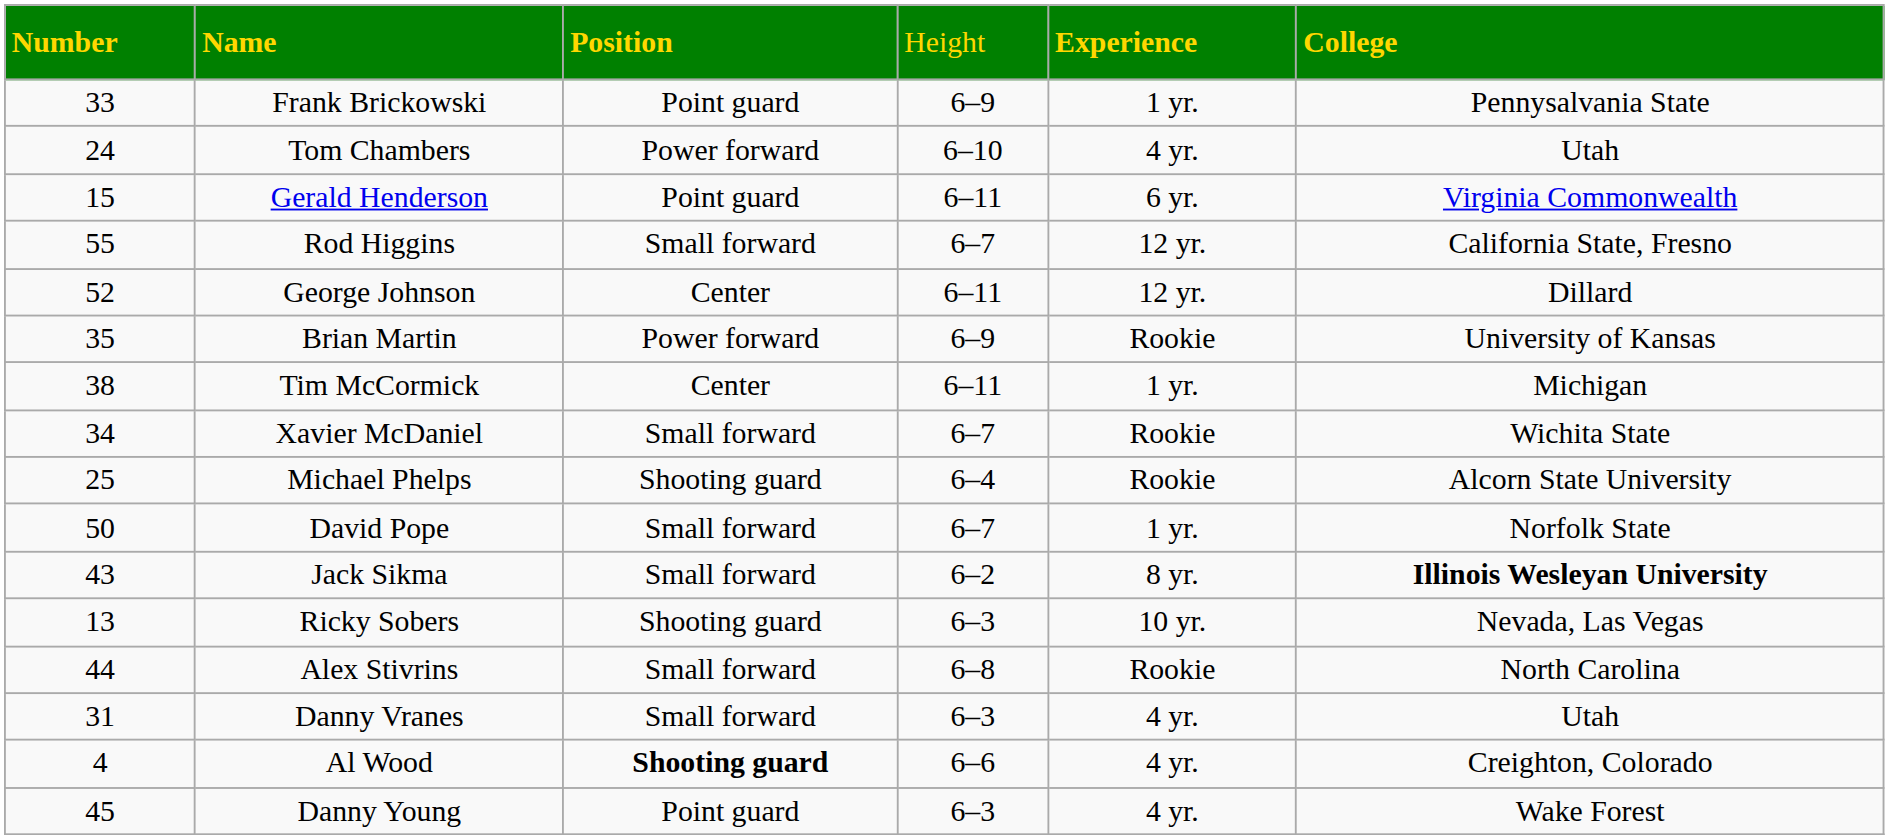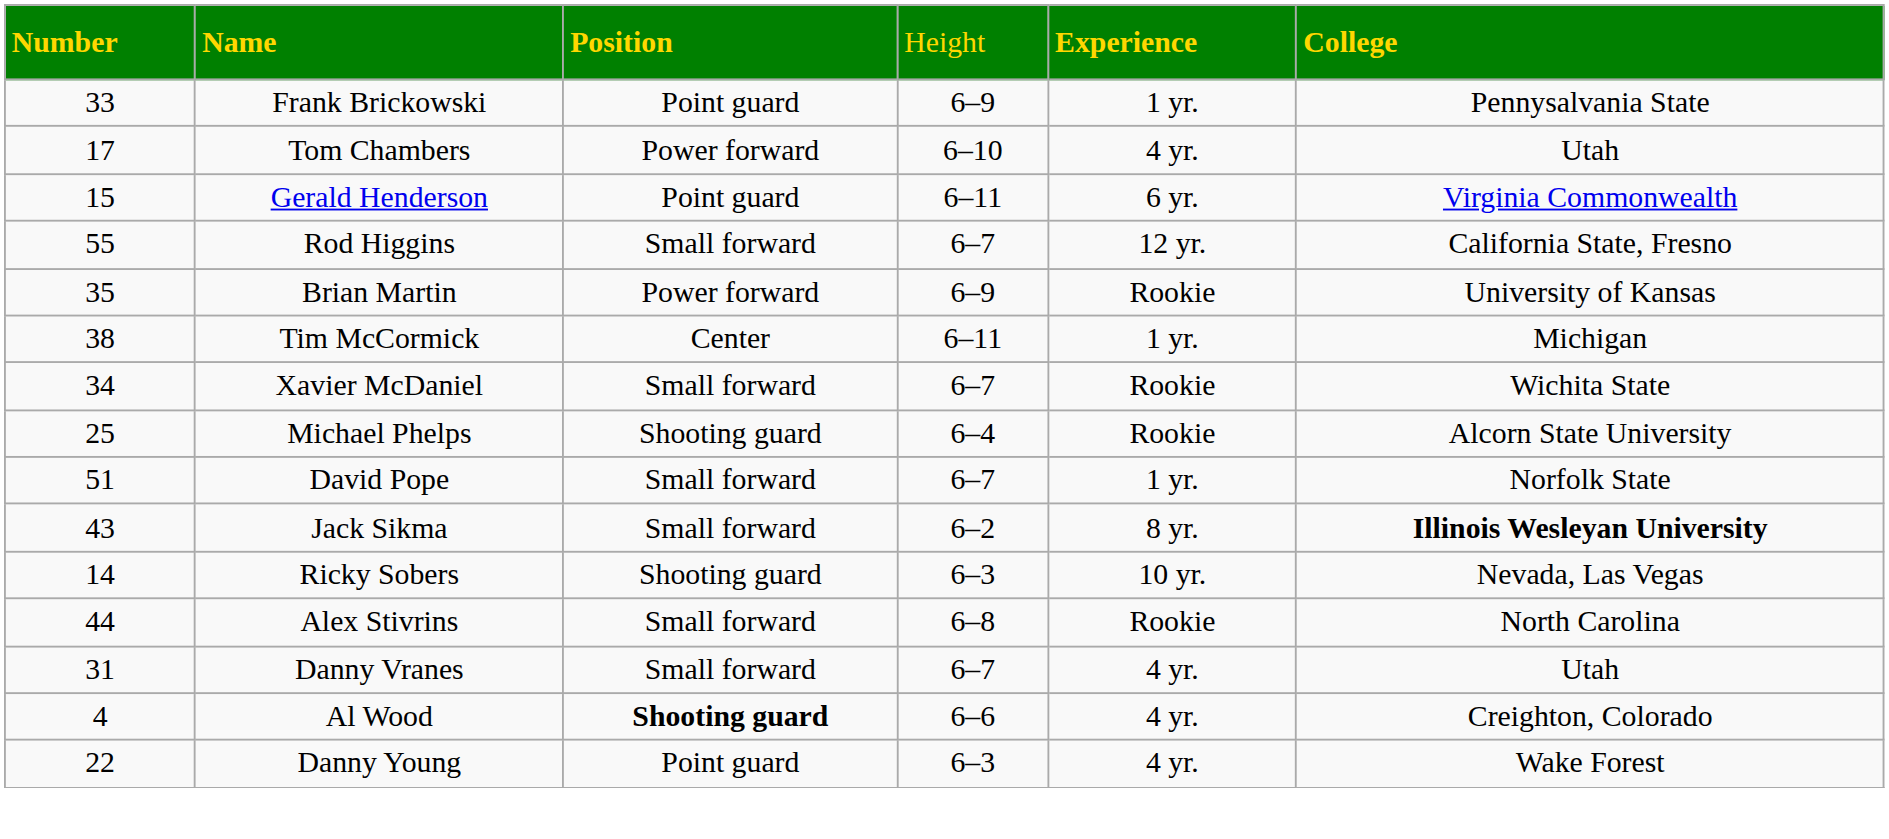(100, 149) 24 -> (100, 149) 17
- row: (379, 291)
(100, 527) 50 -> (100, 480) 51
(100, 621) 13 -> (100, 574) 14
(973, 716) 6–3 -> (973, 668) 6–7
(100, 810) 45 -> (100, 763) 22
